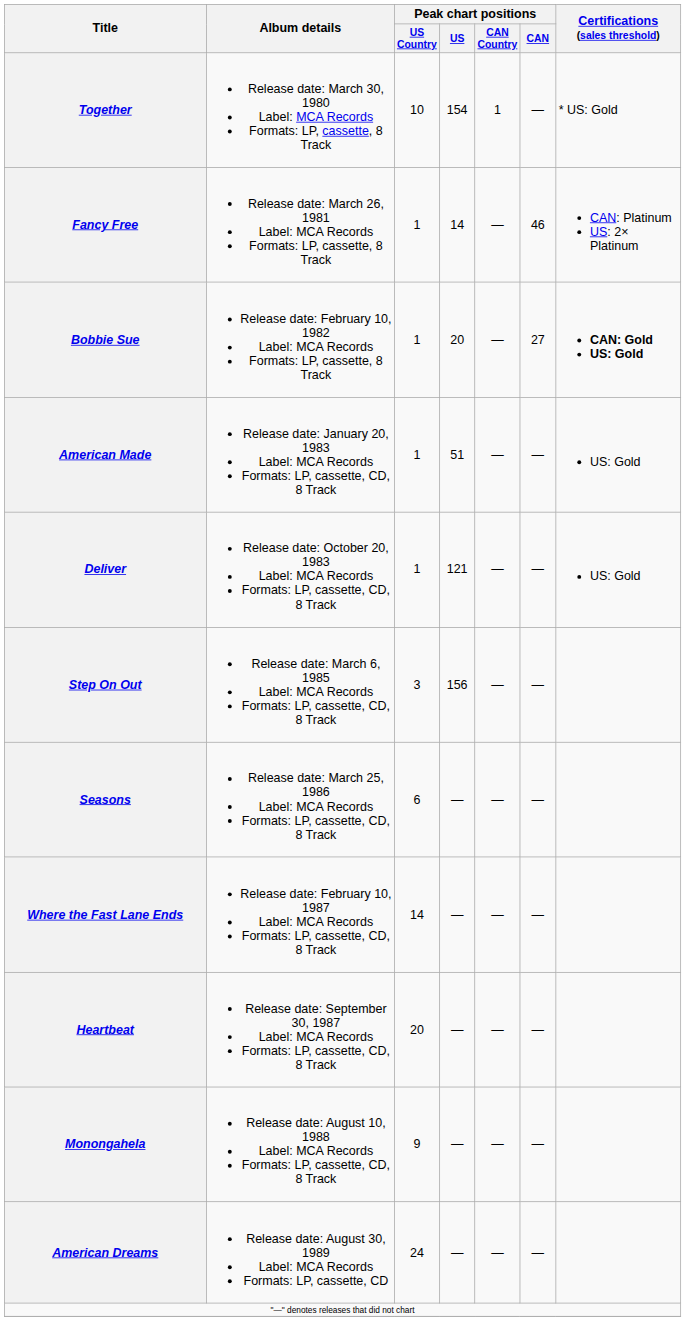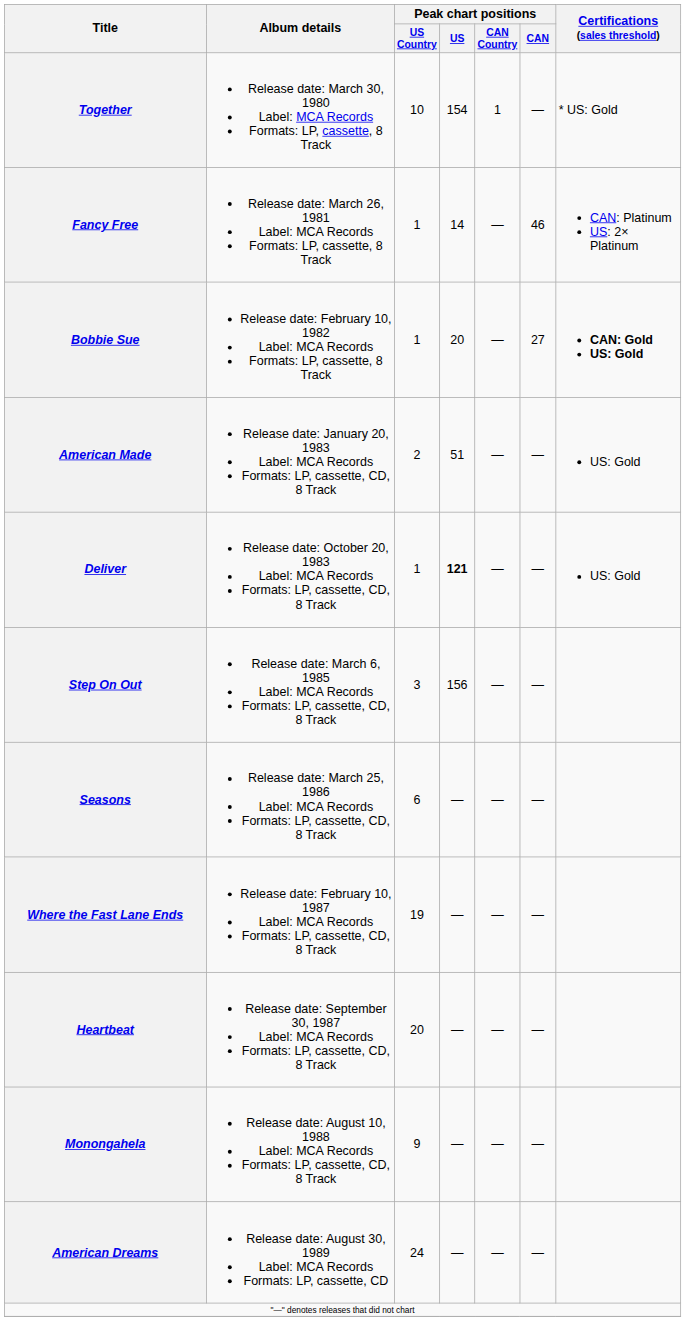(417, 454) 1 -> (417, 454) 2
(457, 569) normal -> (457, 569) bold
(417, 914) 14 -> (417, 914) 19
